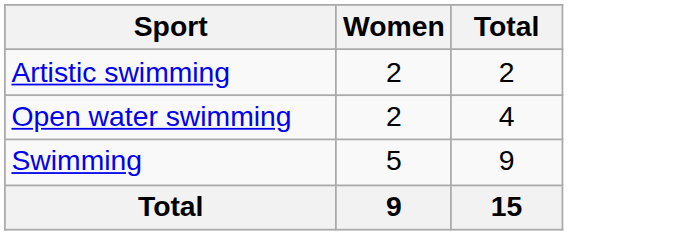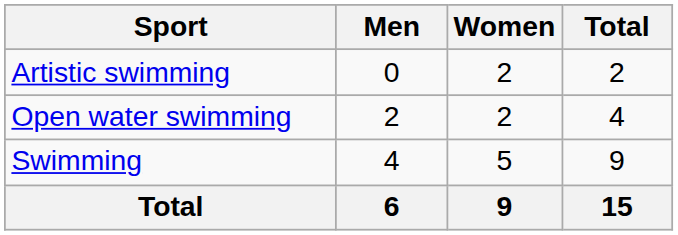+ column: (392, 26)
